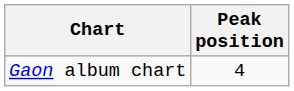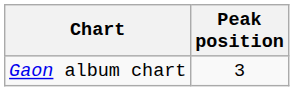(239, 71) 4 -> (239, 71) 3
